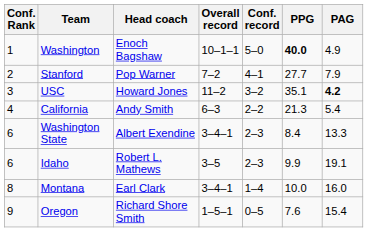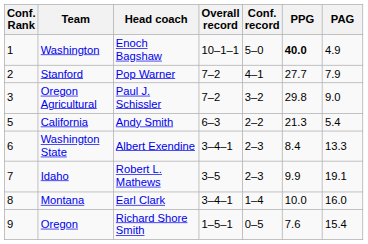- row: (53, 91)
+ row: (69, 98)
(10, 109) 4 -> (10, 122) 5
(10, 164) 6 -> (10, 176) 7
